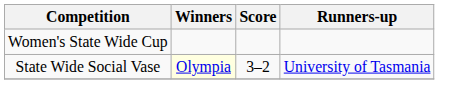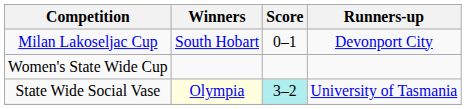+ row: (88, 41)
(258, 66) no background -> (285, 91) paleturquoise background
